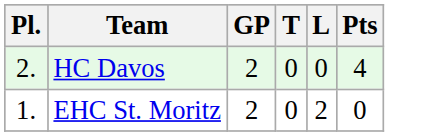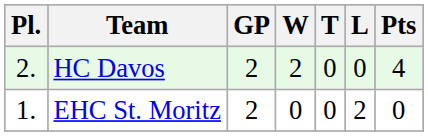+ column: (296, 25)
